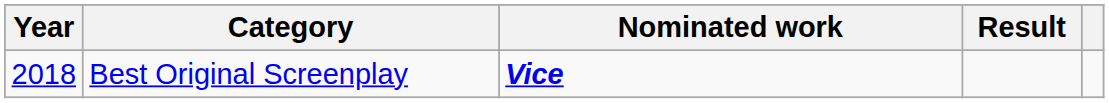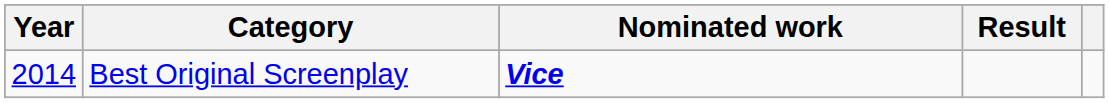(44, 73) 2018 -> (44, 73) 2014
